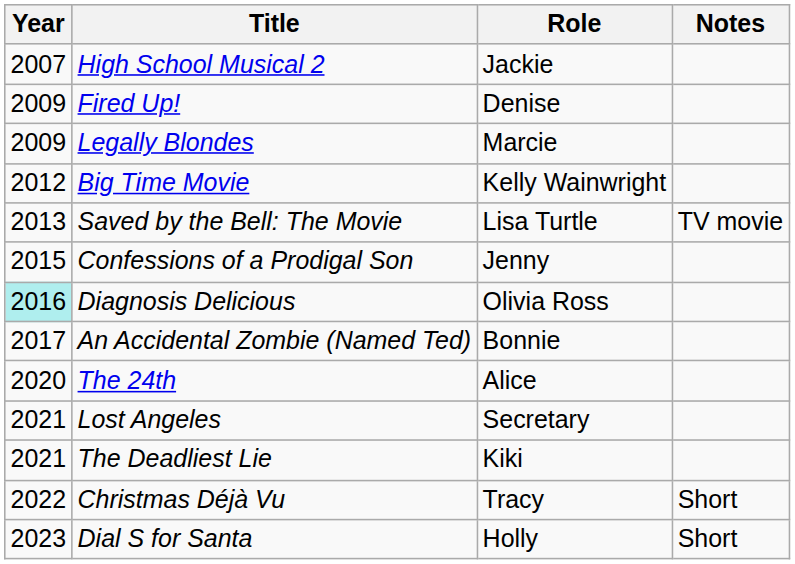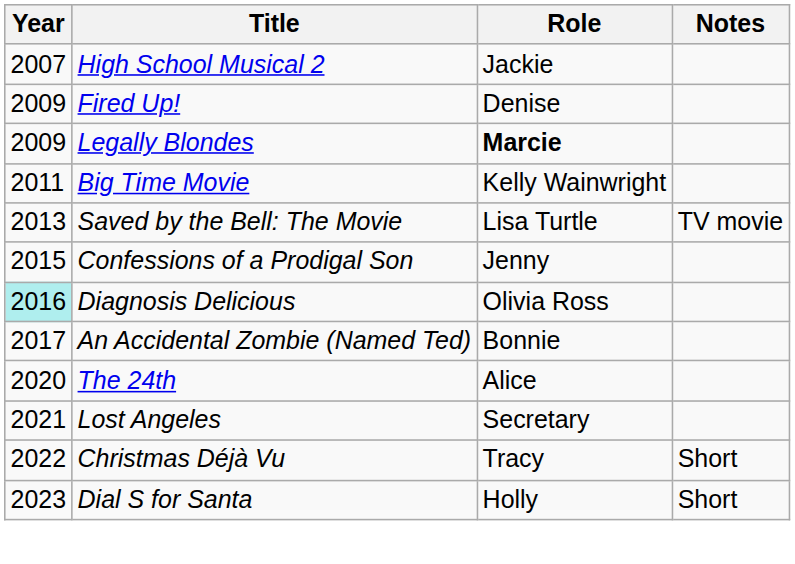(520, 143) normal -> (522, 143) bold
(38, 182) 2012 -> (37, 182) 2011
- row: (175, 459)
